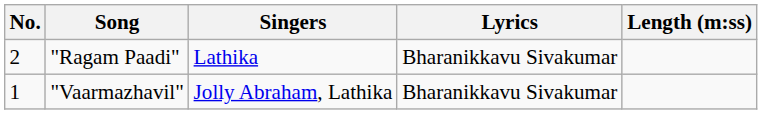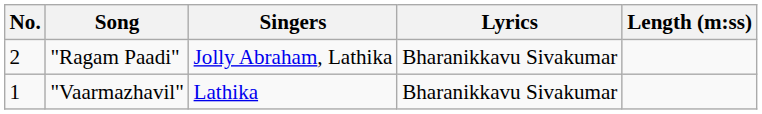(226, 56) Lathika -> (293, 56) Jolly Abraham, Lathika
(293, 91) Jolly Abraham, Lathika -> (226, 91) Lathika
